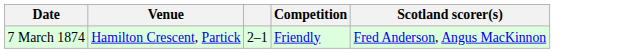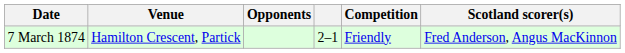+ column: (279, 15)
